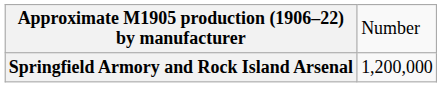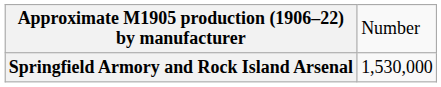(397, 67) 1,200,000 -> (397, 67) 1,530,000
